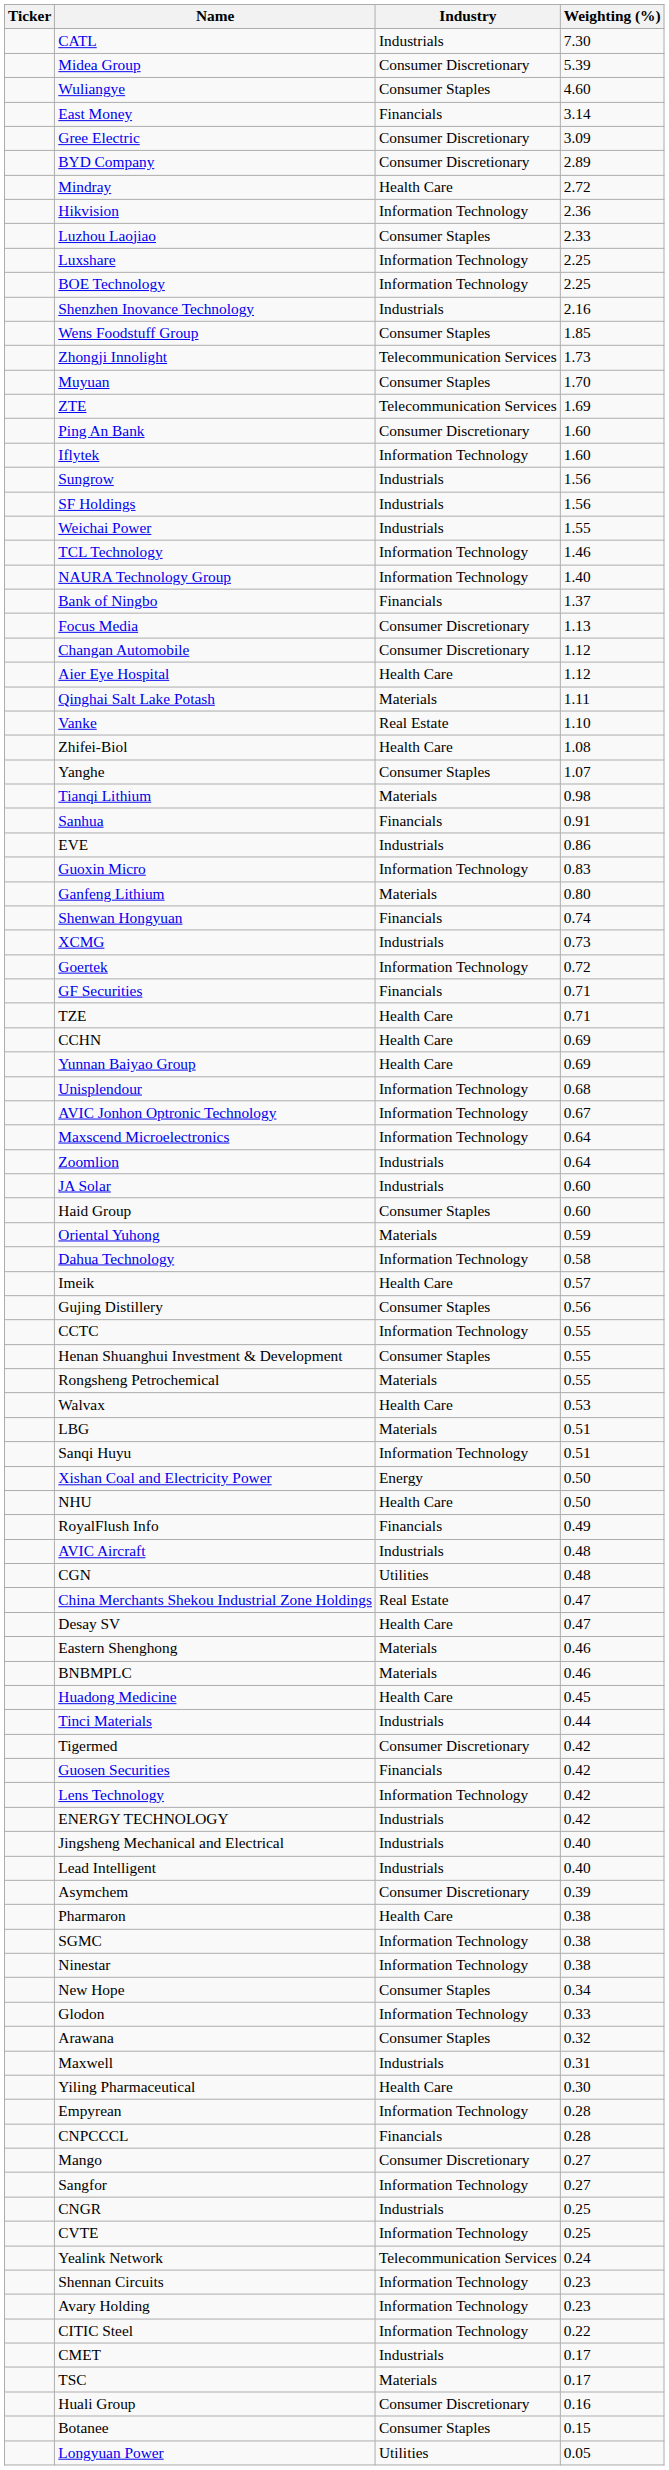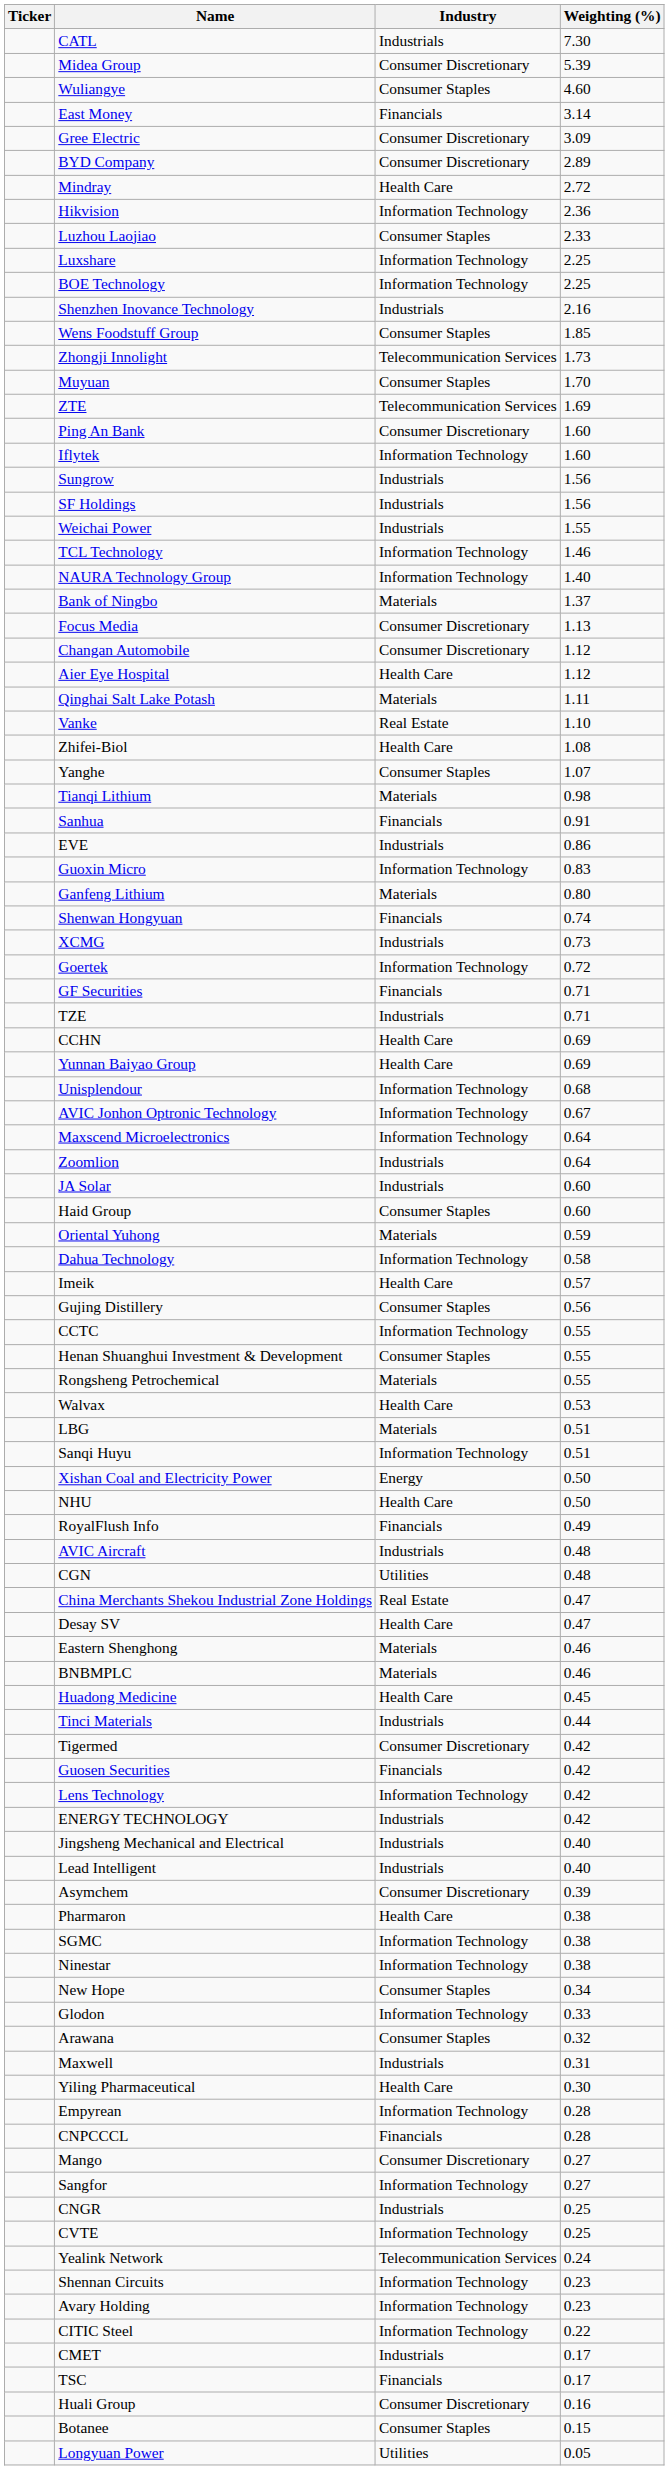(411, 601) Financials -> (408, 601) Materials
(416, 1015) Health Care -> (411, 1015) Industrials
(408, 2379) Materials -> (411, 2379) Financials
